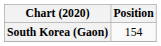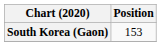(134, 32) 154 -> (134, 32) 153
